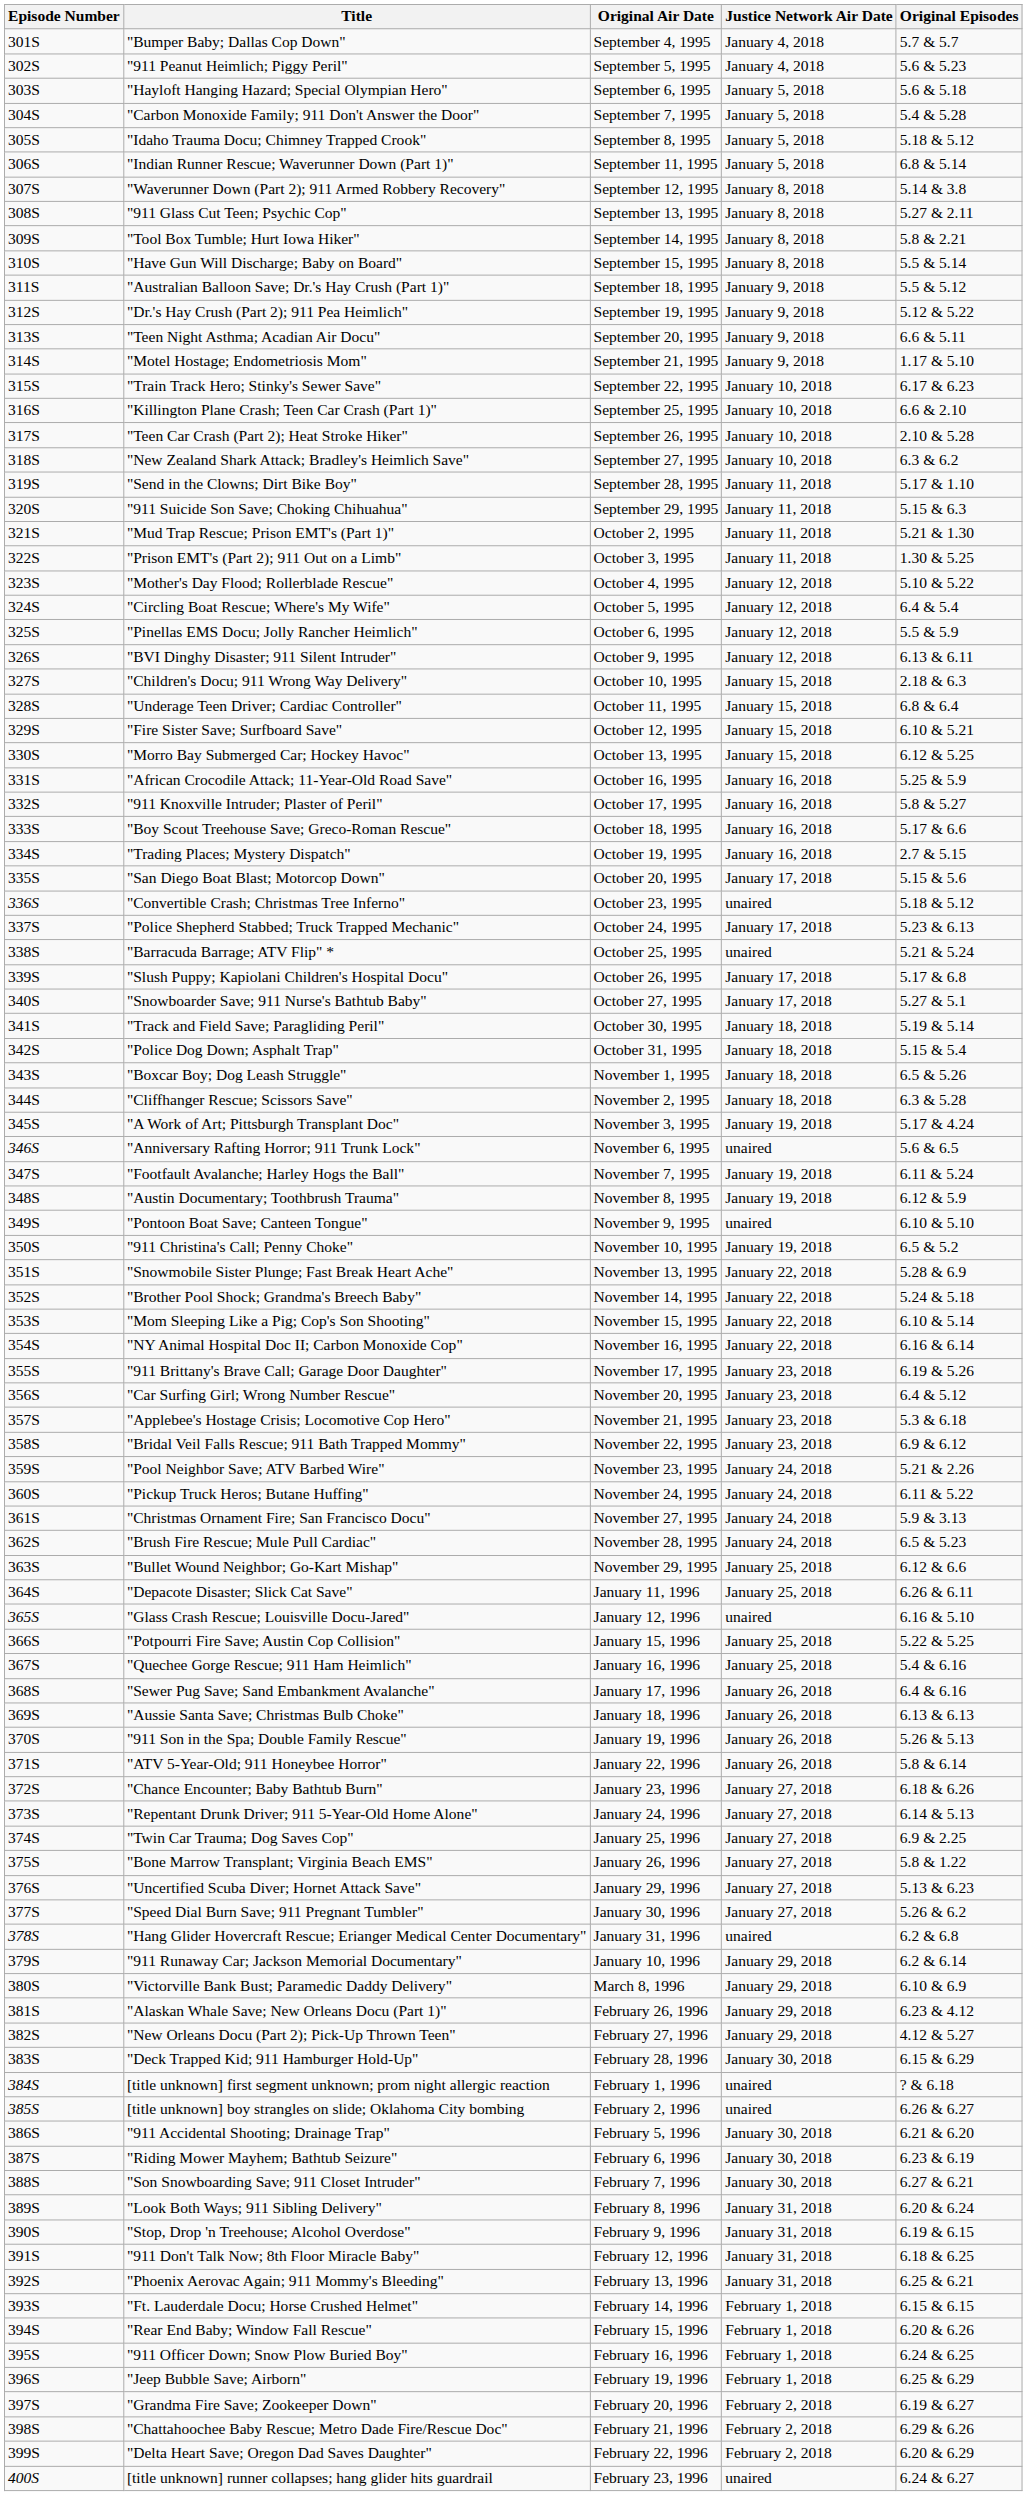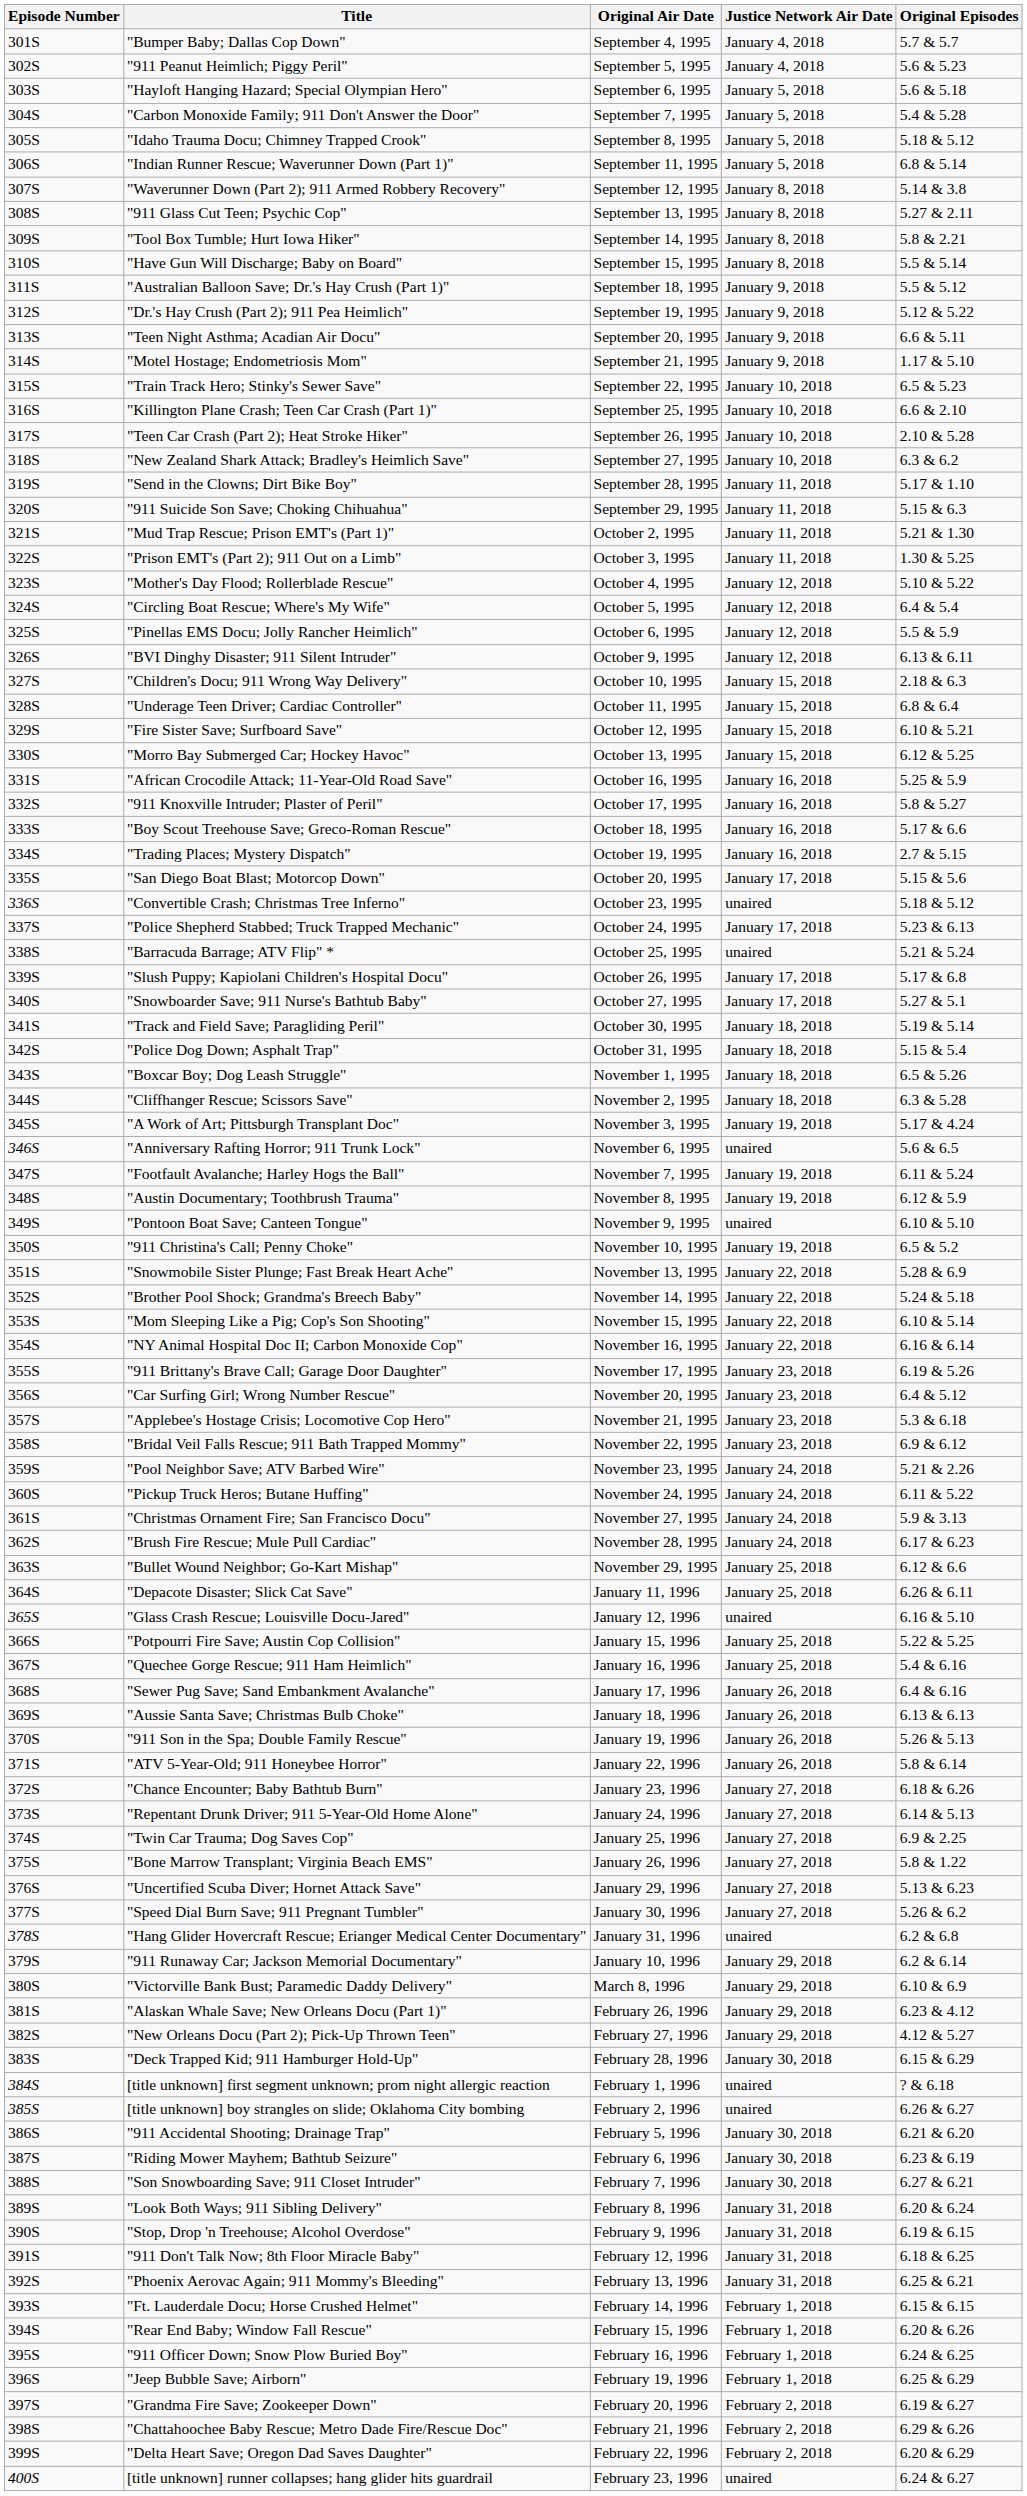(937, 386) 6.17 & 6.23 -> (933, 386) 6.5 & 5.23
(933, 1542) 6.5 & 5.23 -> (937, 1542) 6.17 & 6.23
